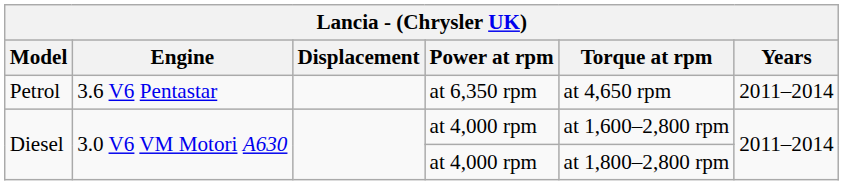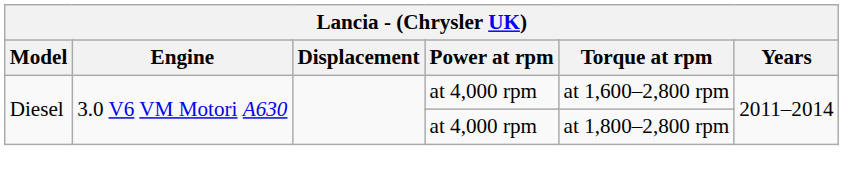- row: (35, 92)
